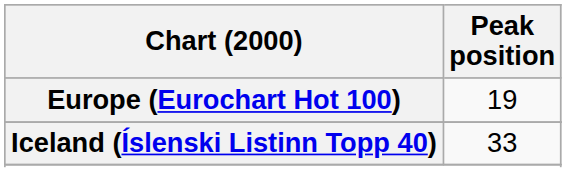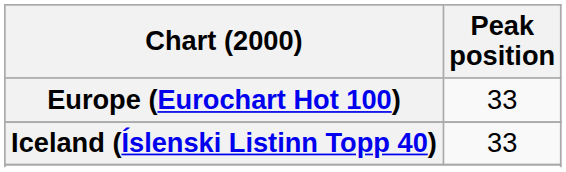(502, 99) 19 -> (502, 99) 33
